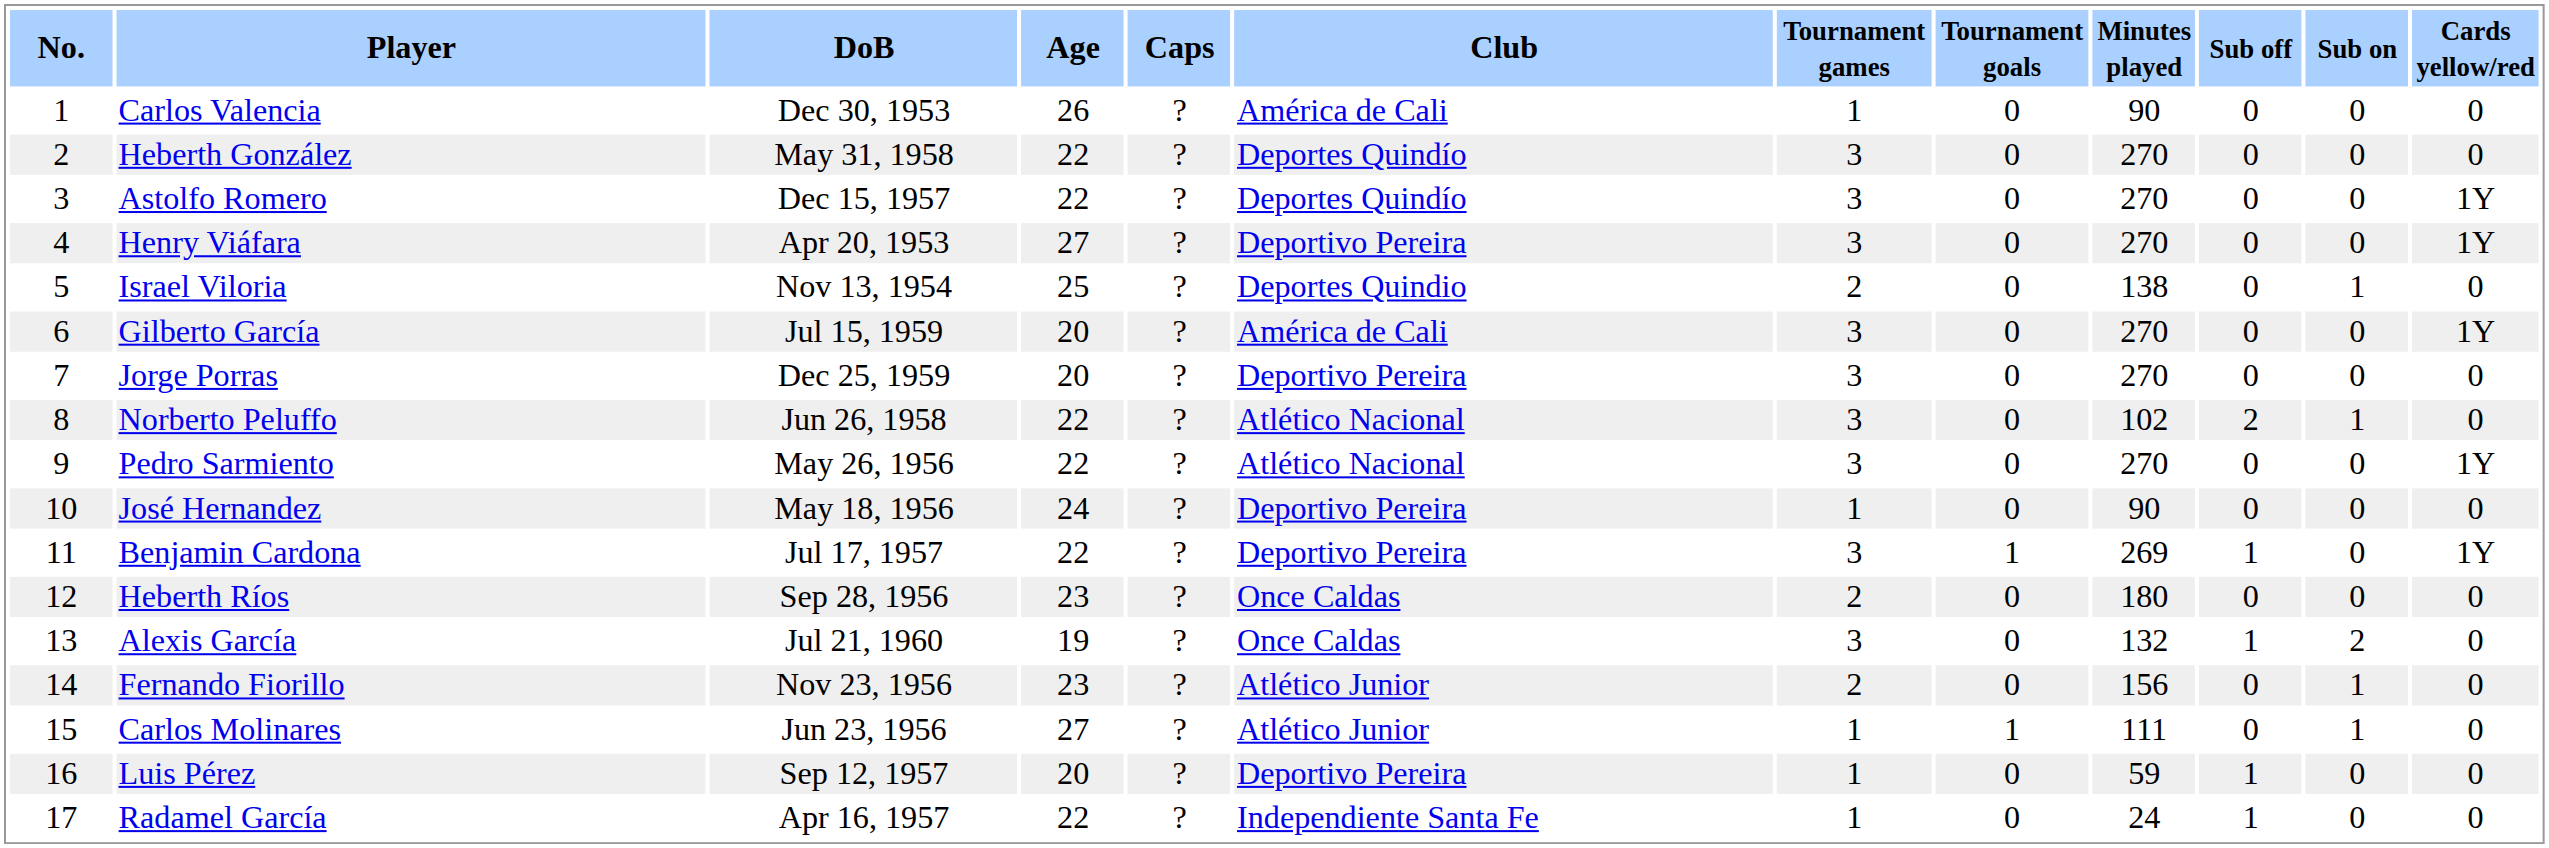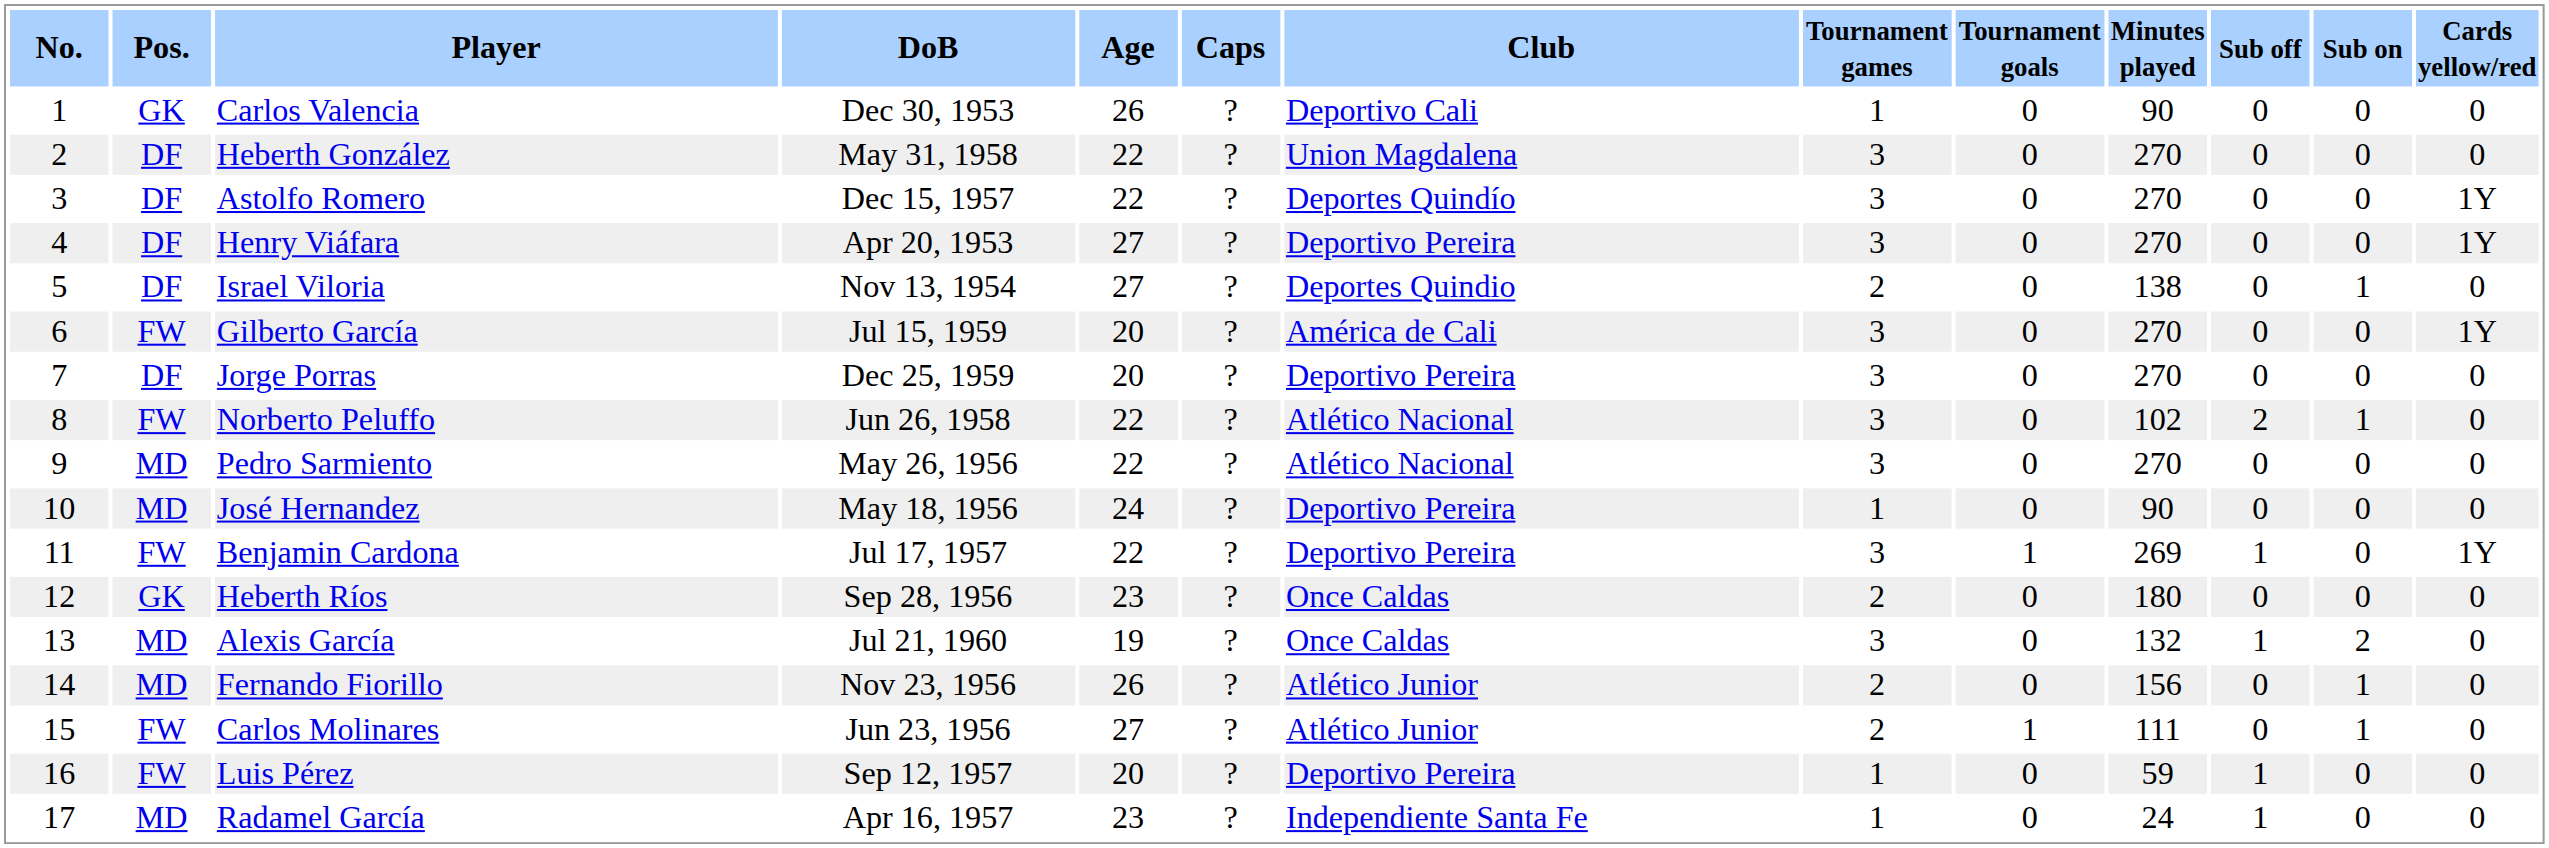+ column: (162, 47)
(1342, 110) América de Cali -> (1382, 110) Deportivo Cali
(1352, 154) Deportes Quindío -> (1402, 154) Union Magdalena
(1073, 286) 25 -> (1128, 286) 27
(2476, 463) 1Y -> (2477, 463) 0
(1073, 684) 23 -> (1128, 684) 26
(1854, 729) 1 -> (1877, 729) 2
(1073, 817) 22 -> (1128, 817) 23
